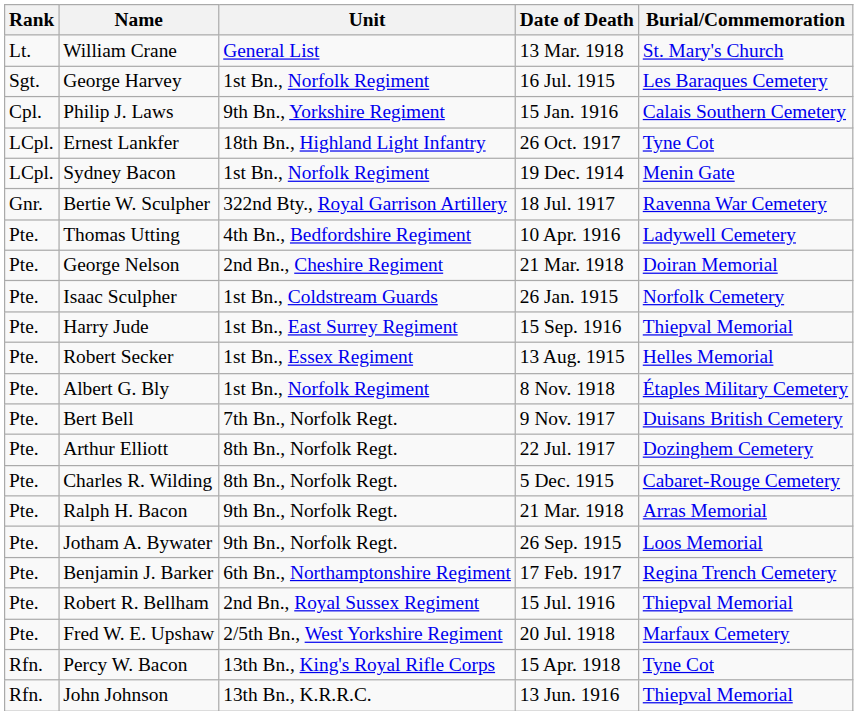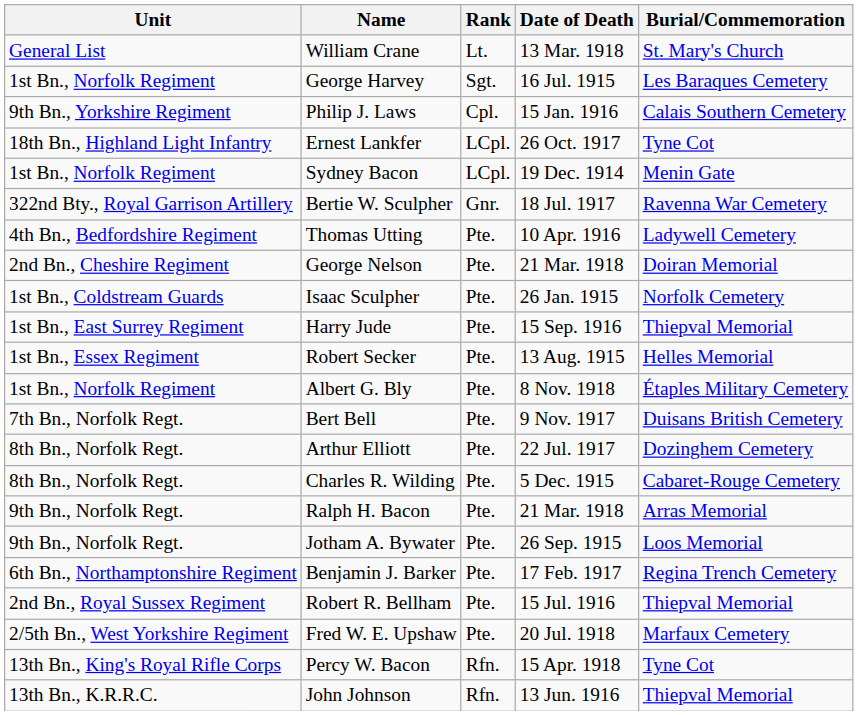columns swapped: (32, 19) <-> (367, 19)
